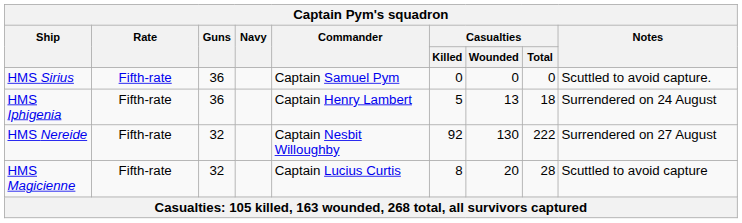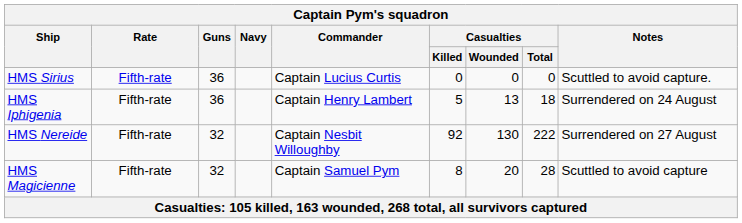(337, 78) Captain Samuel Pym -> (338, 78) Captain Lucius Curtis
(338, 171) Captain Lucius Curtis -> (337, 171) Captain Samuel Pym
